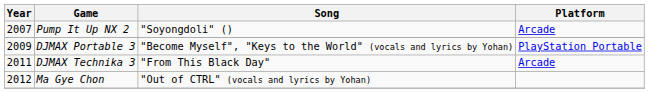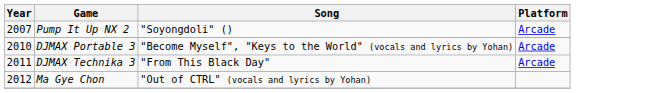(19, 46) 2009 -> (19, 46) 2010
(580, 46) PlayStation Portable -> (537, 46) Arcade
